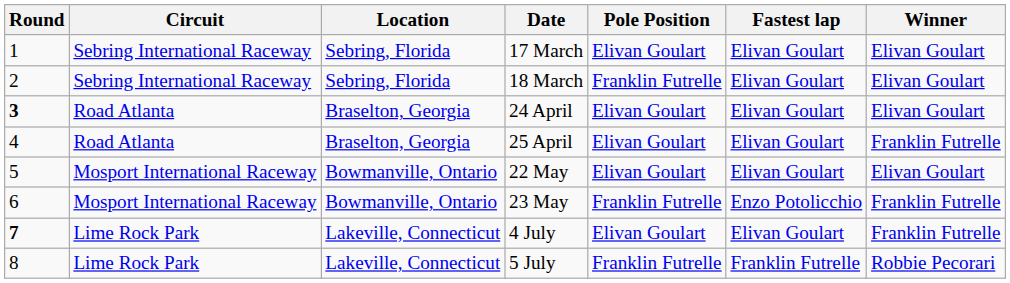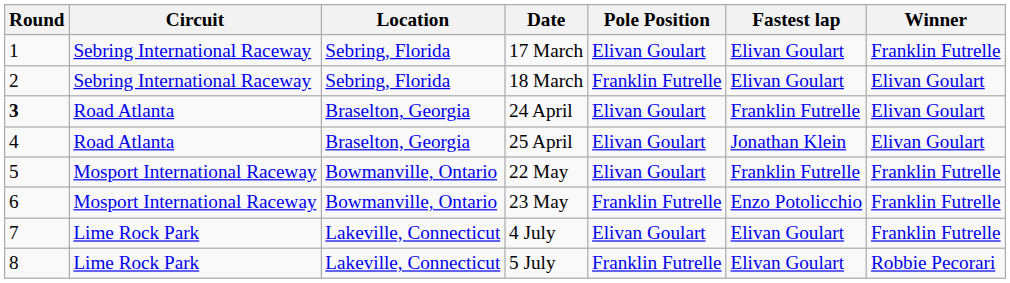(928, 50) Elivan Goulart -> (936, 50) Franklin Futrelle
(787, 111) Elivan Goulart -> (795, 111) Franklin Futrelle
(787, 141) Elivan Goulart -> (788, 141) Jonathan Klein
(936, 141) Franklin Futrelle -> (928, 141) Elivan Goulart
(787, 171) Elivan Goulart -> (795, 171) Franklin Futrelle
(928, 171) Elivan Goulart -> (936, 171) Franklin Futrelle
(14, 232) bold -> (14, 232) normal
(795, 263) Franklin Futrelle -> (787, 263) Elivan Goulart
